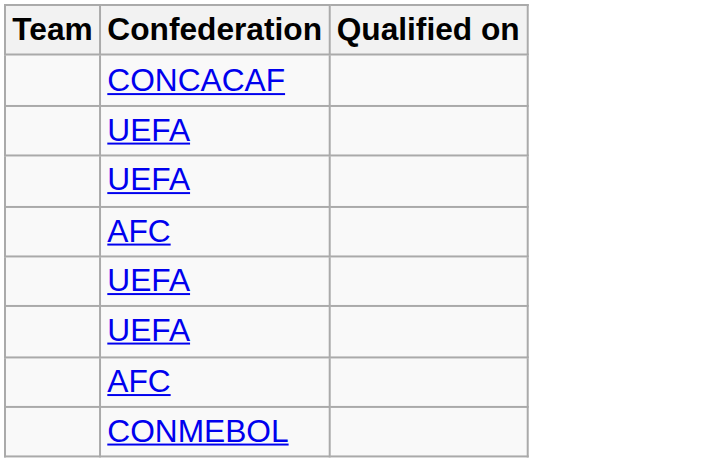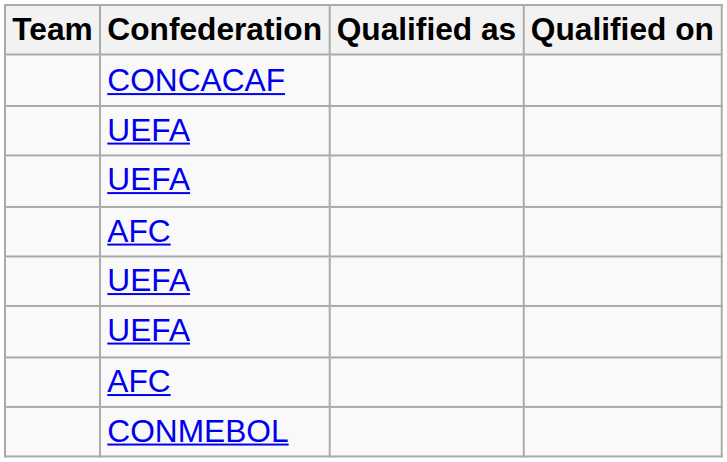+ column: (426, 29)
